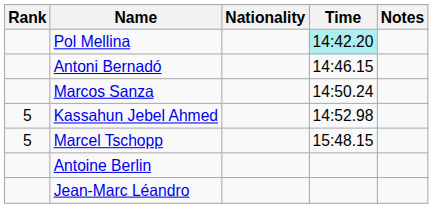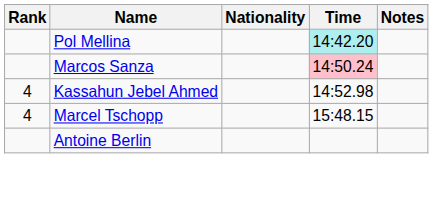- row: (108, 67)
(343, 91) no background -> (343, 67) pink background
(27, 116) 5 -> (27, 91) 4
(27, 141) 5 -> (27, 116) 4
- row: (122, 191)
